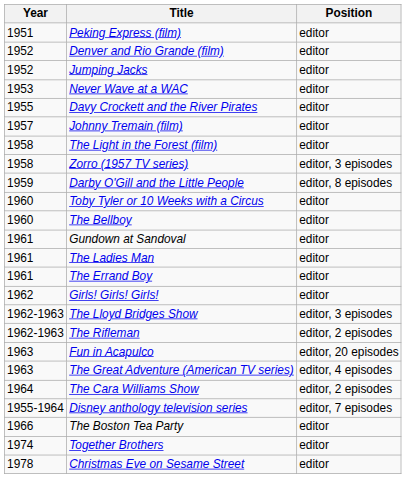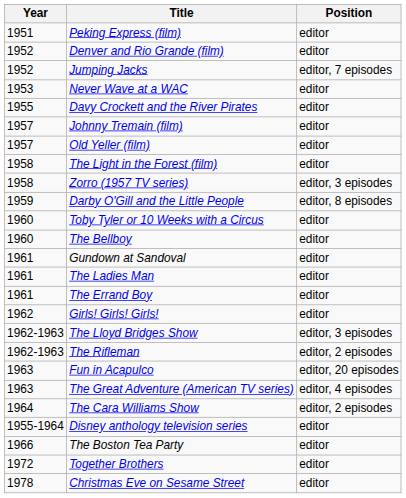(314, 70) editor -> (346, 70) editor, 7 episodes
+ row: (110, 145)
(346, 408) editor, 7 episodes -> (314, 426) editor
(20, 445) 1974 -> (20, 464) 1972
